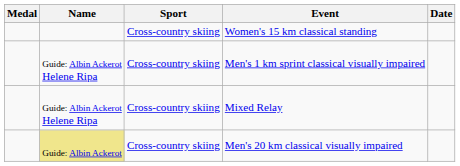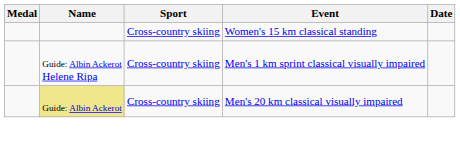- row: (254, 108)
